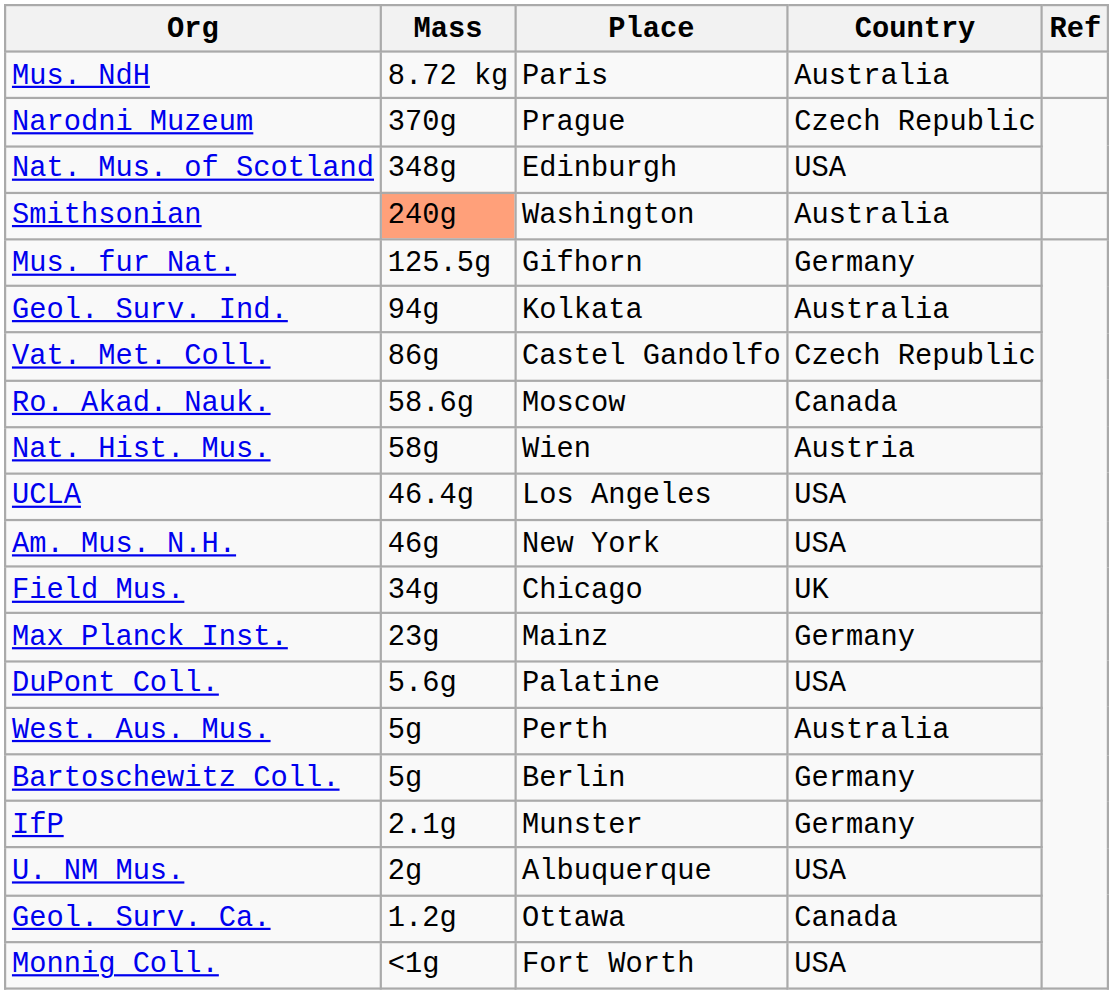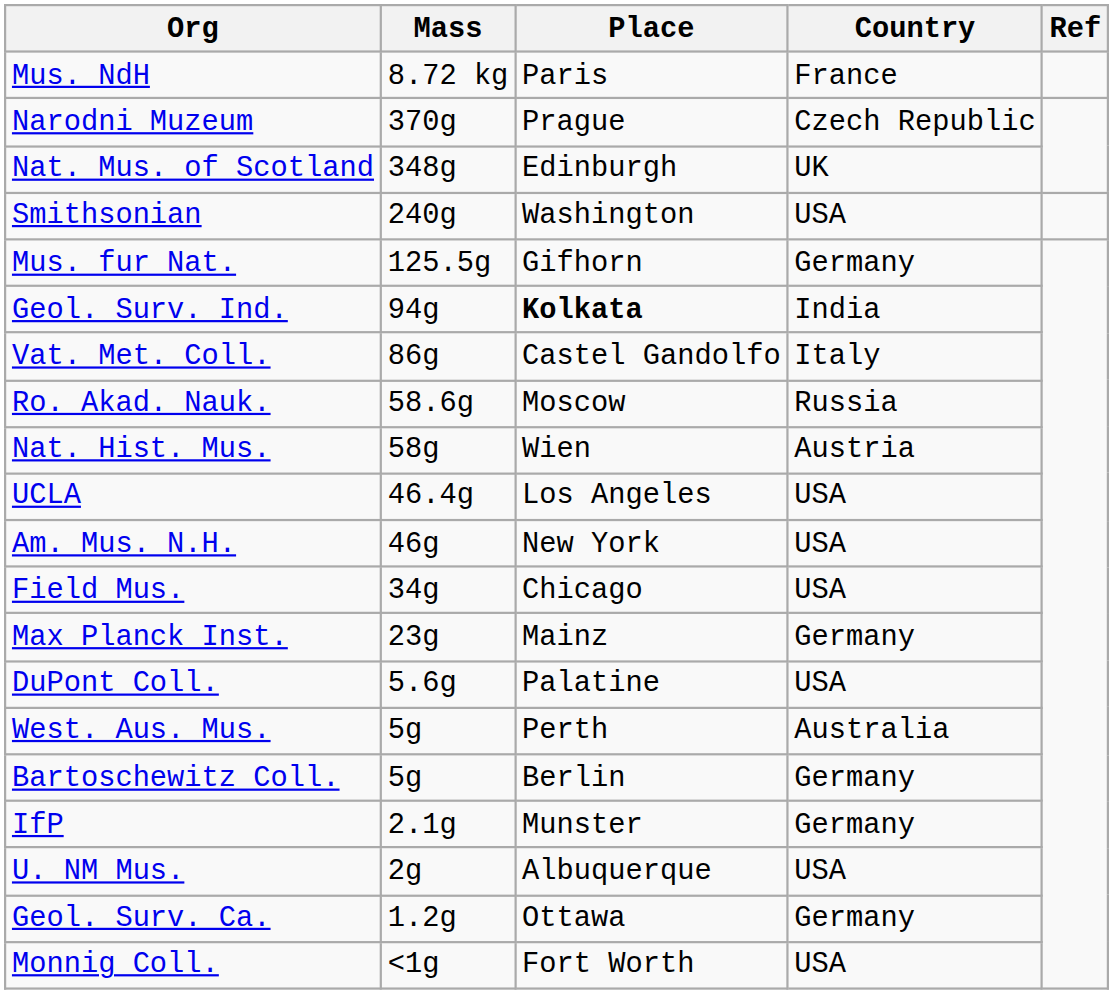(872, 75) Australia -> (846, 75) France
(820, 169) USA -> (812, 169) UK
(422, 216) lightsalmon background -> (422, 216) no background
(872, 216) Australia -> (820, 216) USA
(582, 309) normal -> (582, 309) bold
(872, 309) Australia -> (837, 309) India
(915, 356) Czech Republic -> (837, 356) Italy
(846, 403) Canada -> (846, 403) Russia
(812, 590) UK -> (820, 590) USA
(846, 918) Canada -> (855, 918) Germany
